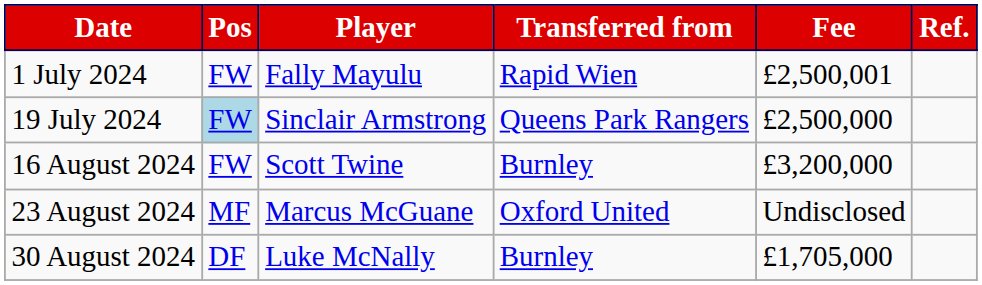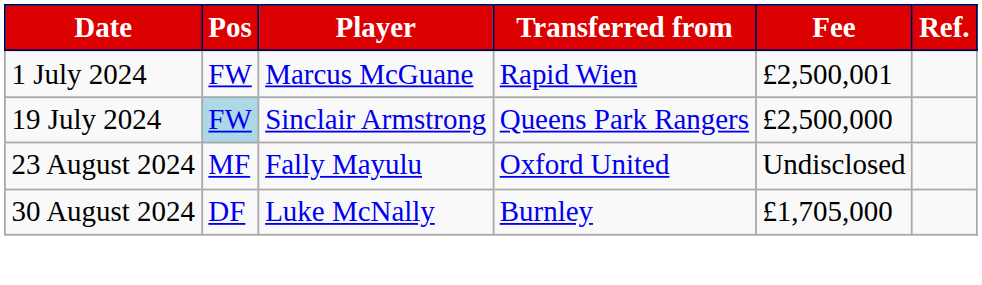(344, 73) Fally Mayulu -> (369, 73) Marcus McGuane
- row: (103, 165)
(369, 211) Marcus McGuane -> (344, 165) Fally Mayulu
